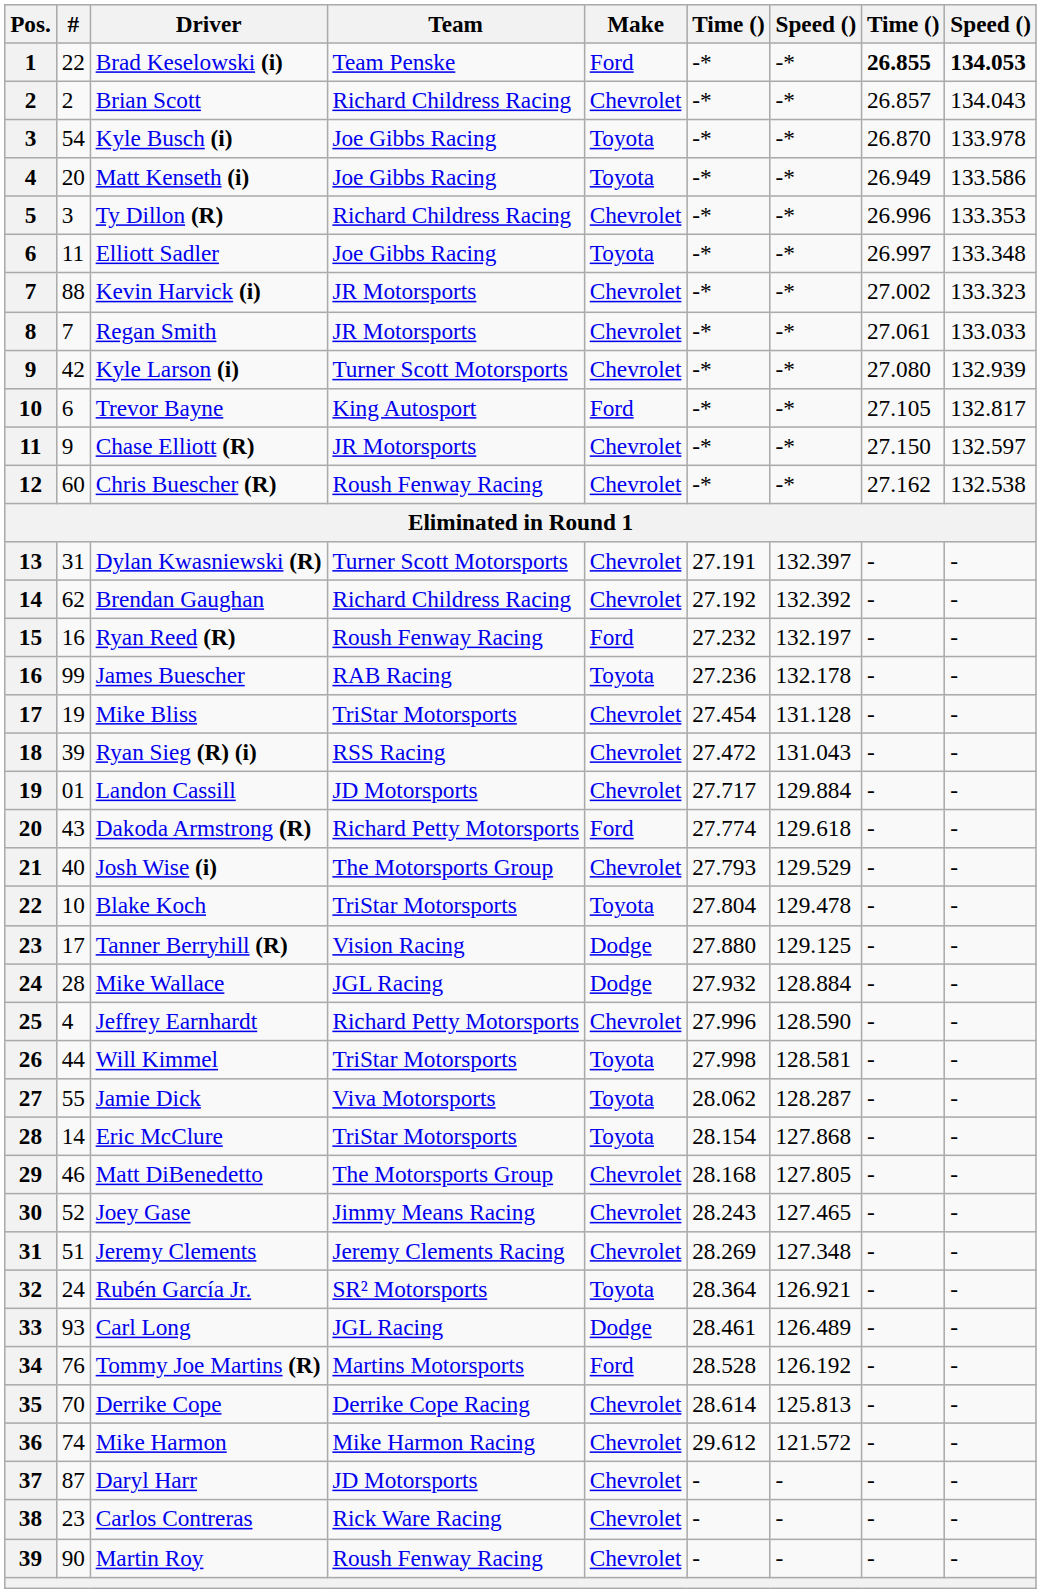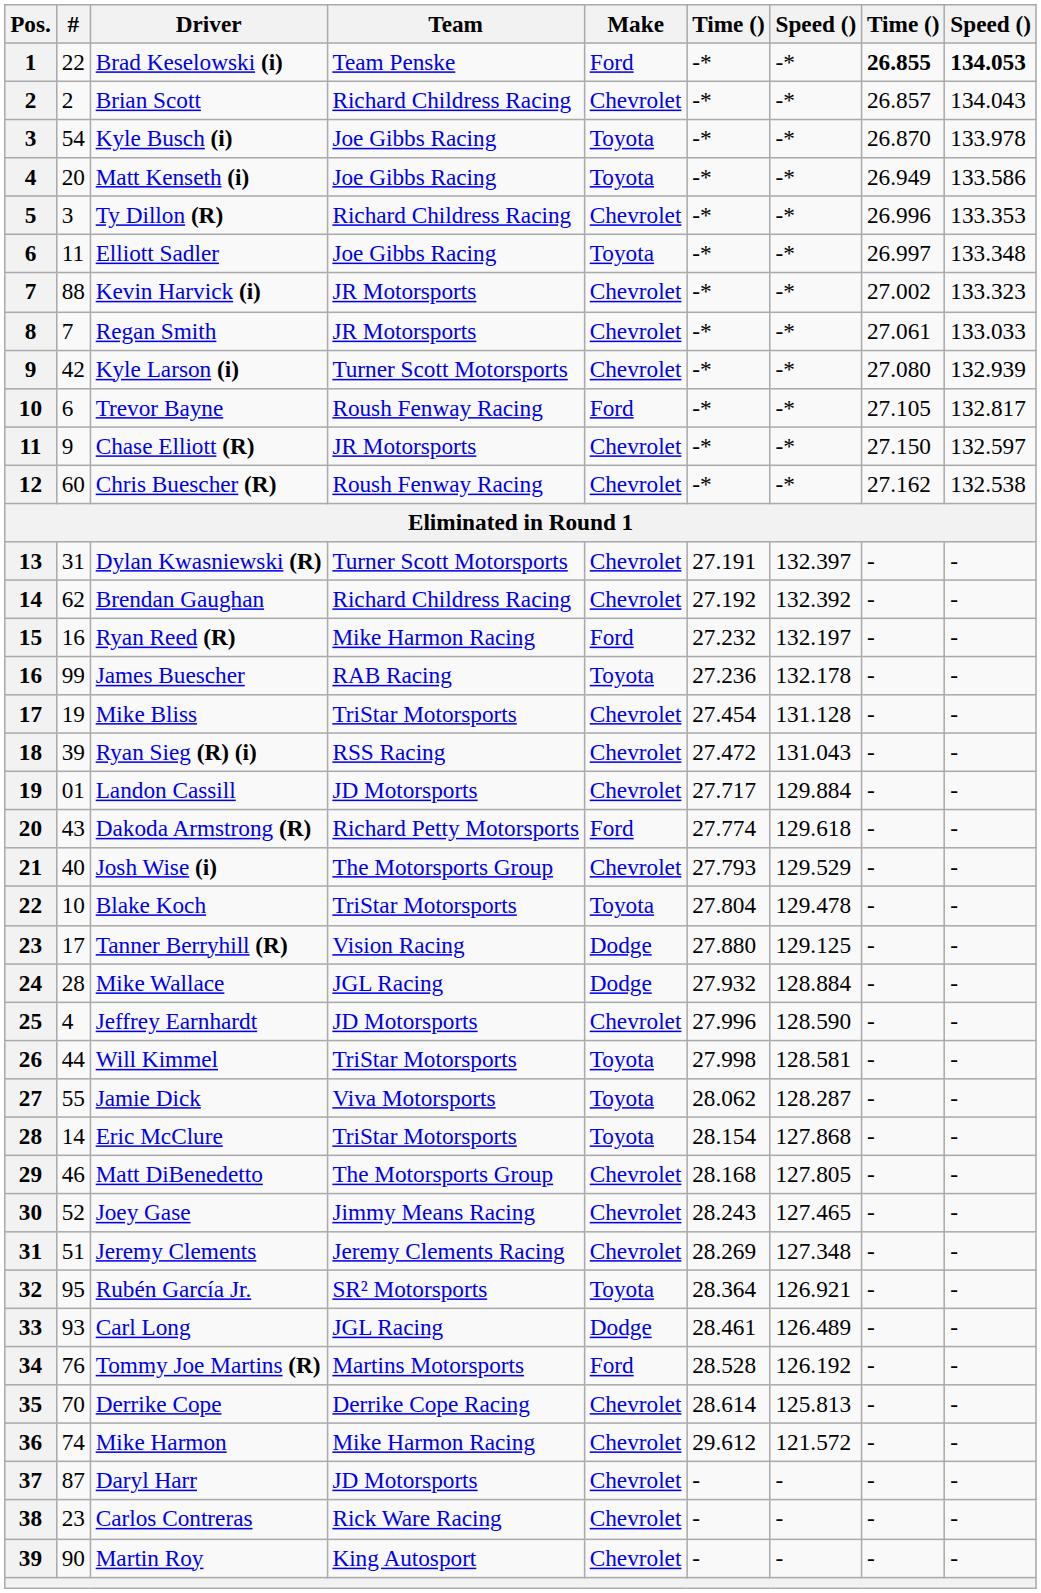(404, 407) King Autosport -> (438, 407) Roush Fenway Racing
(438, 637) Roush Fenway Racing -> (434, 637) Mike Harmon Racing
(456, 1020) Richard Petty Motorsports -> (405, 1020) JD Motorsports
(73, 1289) 24 -> (73, 1289) 95
(438, 1557) Roush Fenway Racing -> (404, 1557) King Autosport
